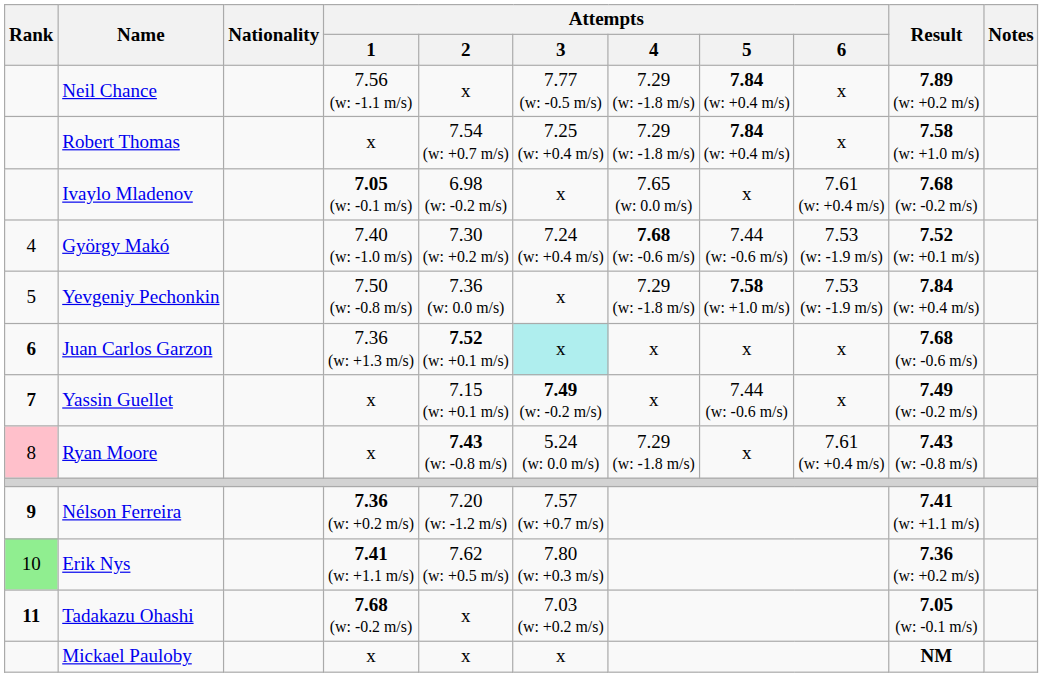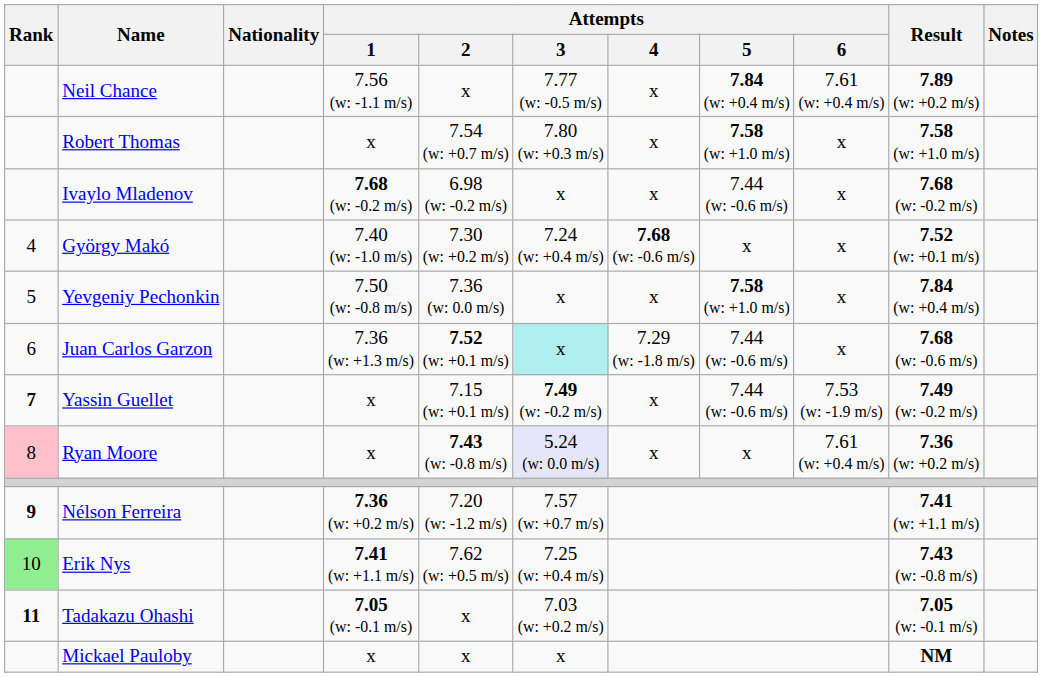(654, 90) 7.29 (w: -1.8 m/s) -> (654, 90) x
(842, 90) x -> (842, 90) 7.61 (w: +0.4 m/s)
(561, 142) 7.25 (w: +0.4 m/s) -> (561, 142) 7.80 (w: +0.3 m/s)
(654, 142) 7.29 (w: -1.8 m/s) -> (654, 142) x
(747, 142) 7.84 (w: +0.4 m/s) -> (747, 142) 7.58 (w: +1.0 m/s)
(371, 193) 7.05 (w: -0.1 m/s) -> (371, 193) 7.68 (w: -0.2 m/s)
(654, 193) 7.65 (w: 0.0 m/s) -> (654, 193) x
(747, 193) x -> (747, 193) 7.44 (w: -0.6 m/s)
(842, 193) 7.61 (w: +0.4 m/s) -> (842, 193) x
(747, 245) 7.44 (w: -0.6 m/s) -> (747, 245) x
(842, 245) 7.53 (w: -1.9 m/s) -> (842, 245) x
(654, 297) 7.29 (w: -1.8 m/s) -> (654, 297) x
(842, 297) 7.53 (w: -1.9 m/s) -> (842, 297) x
(31, 348) bold -> (31, 348) normal
(654, 348) x -> (654, 348) 7.29 (w: -1.8 m/s)
(747, 348) x -> (747, 348) 7.44 (w: -0.6 m/s)
(842, 400) x -> (842, 400) 7.53 (w: -1.9 m/s)
(561, 452) no background -> (561, 452) lavender background
(654, 452) 7.29 (w: -1.8 m/s) -> (654, 452) x
(936, 452) 7.43 (w: -0.8 m/s) -> (936, 452) 7.36 (w: +0.2 m/s)
(561, 564) 7.80 (w: +0.3 m/s) -> (561, 564) 7.25 (w: +0.4 m/s)
(936, 564) 7.36 (w: +0.2 m/s) -> (936, 564) 7.43 (w: -0.8 m/s)
(371, 615) 7.68 (w: -0.2 m/s) -> (371, 615) 7.05 (w: -0.1 m/s)
